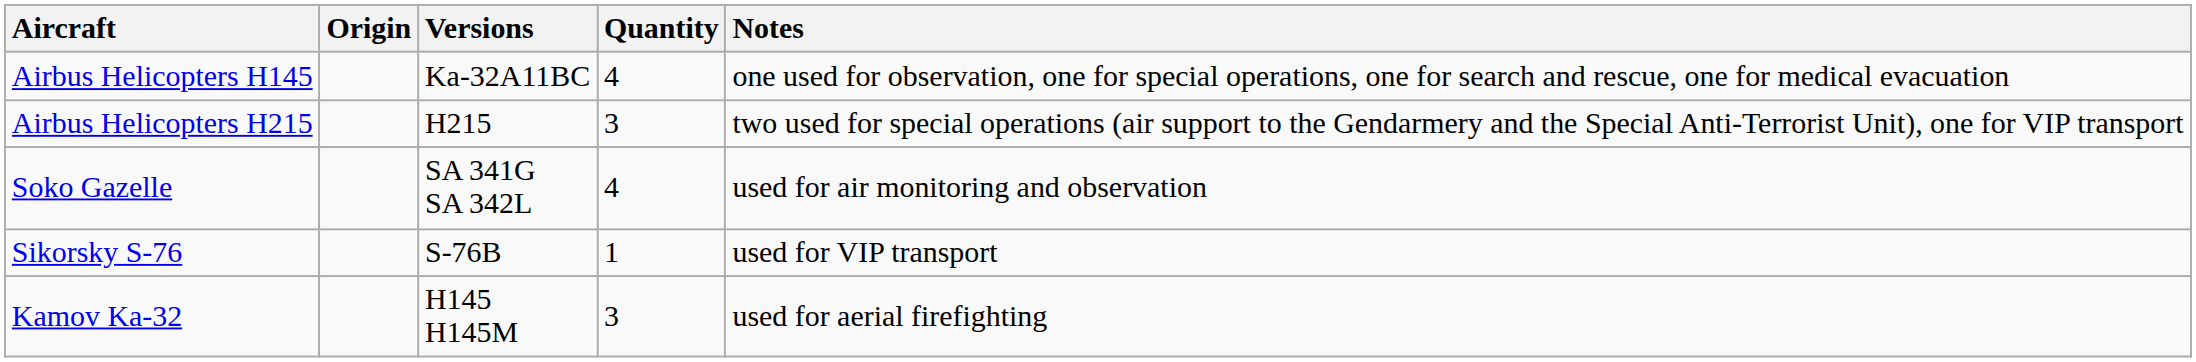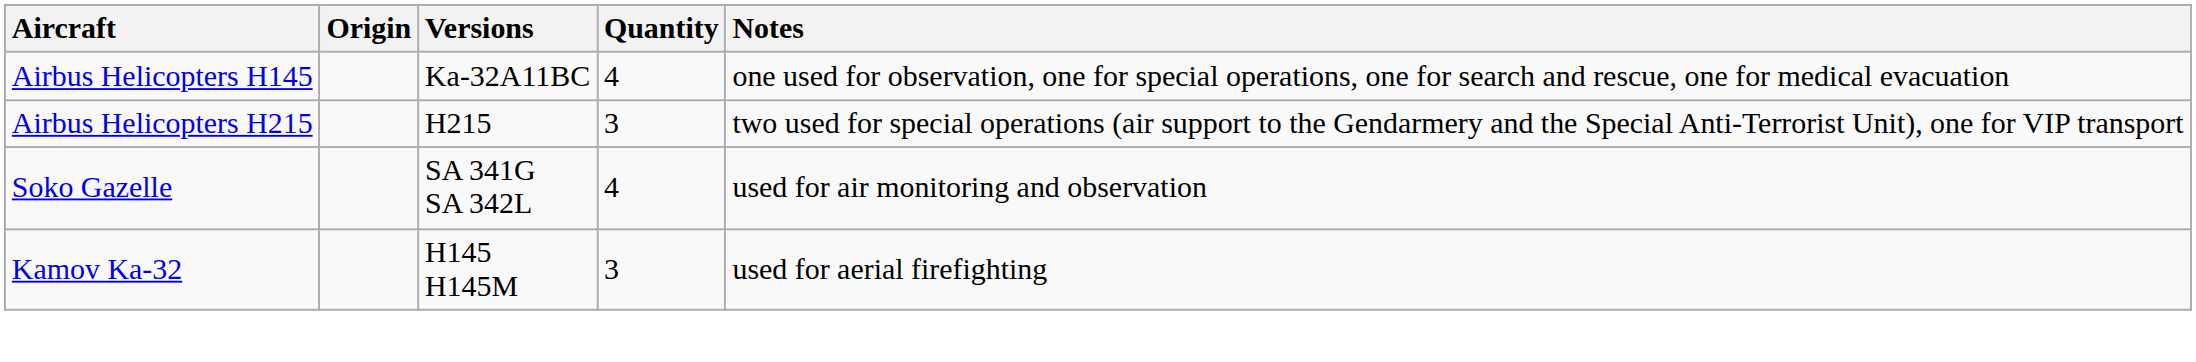- row: (97, 251)
